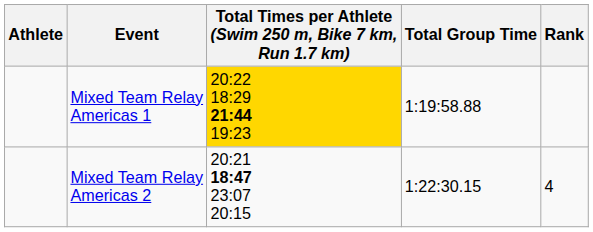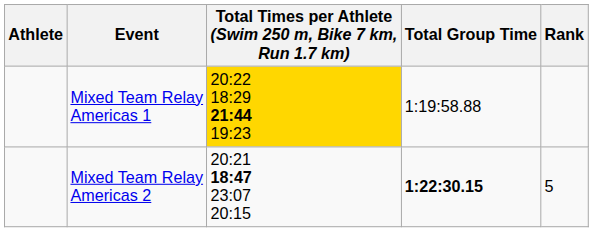(443, 186) normal -> (444, 186) bold
(549, 186) 4 -> (549, 186) 5
